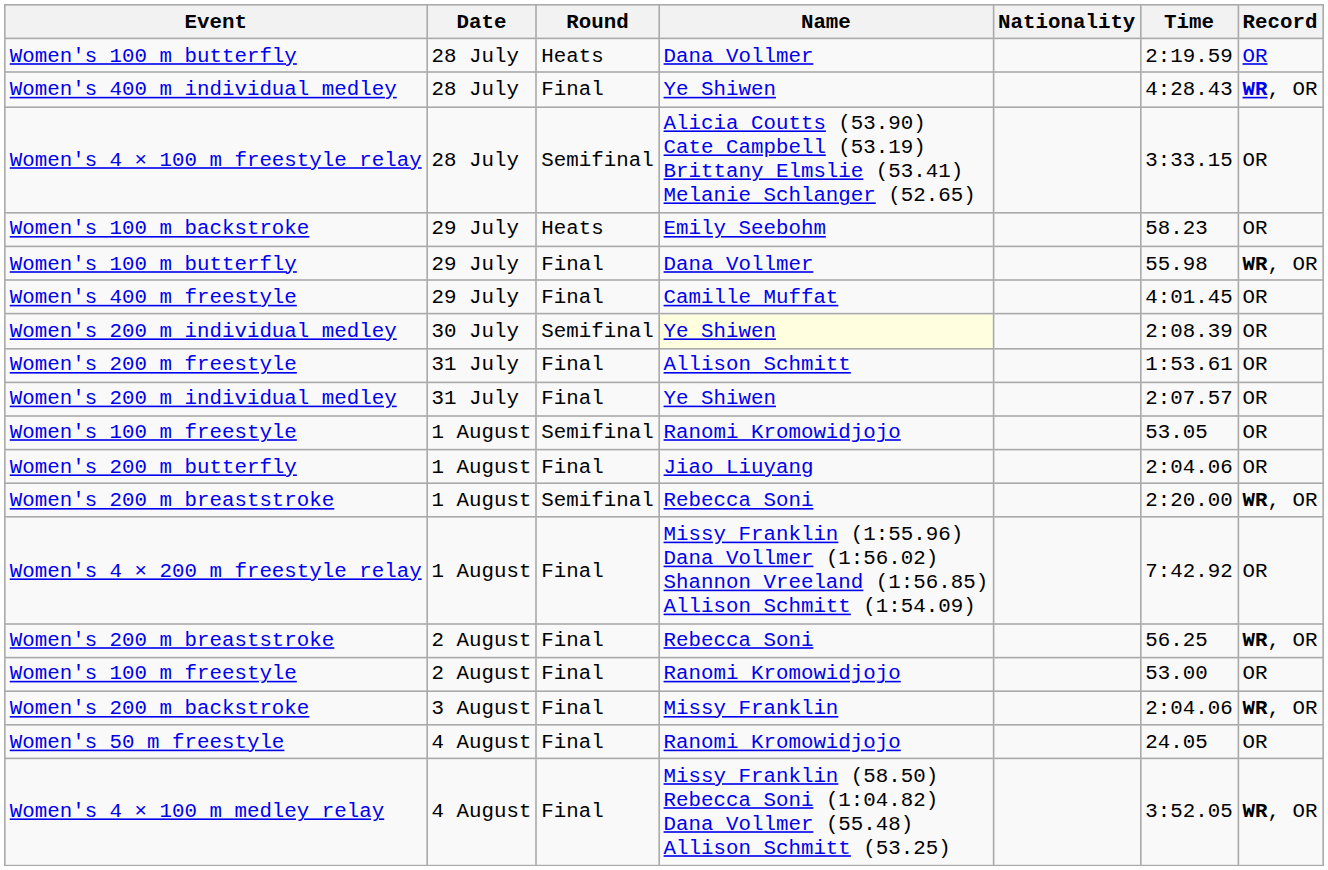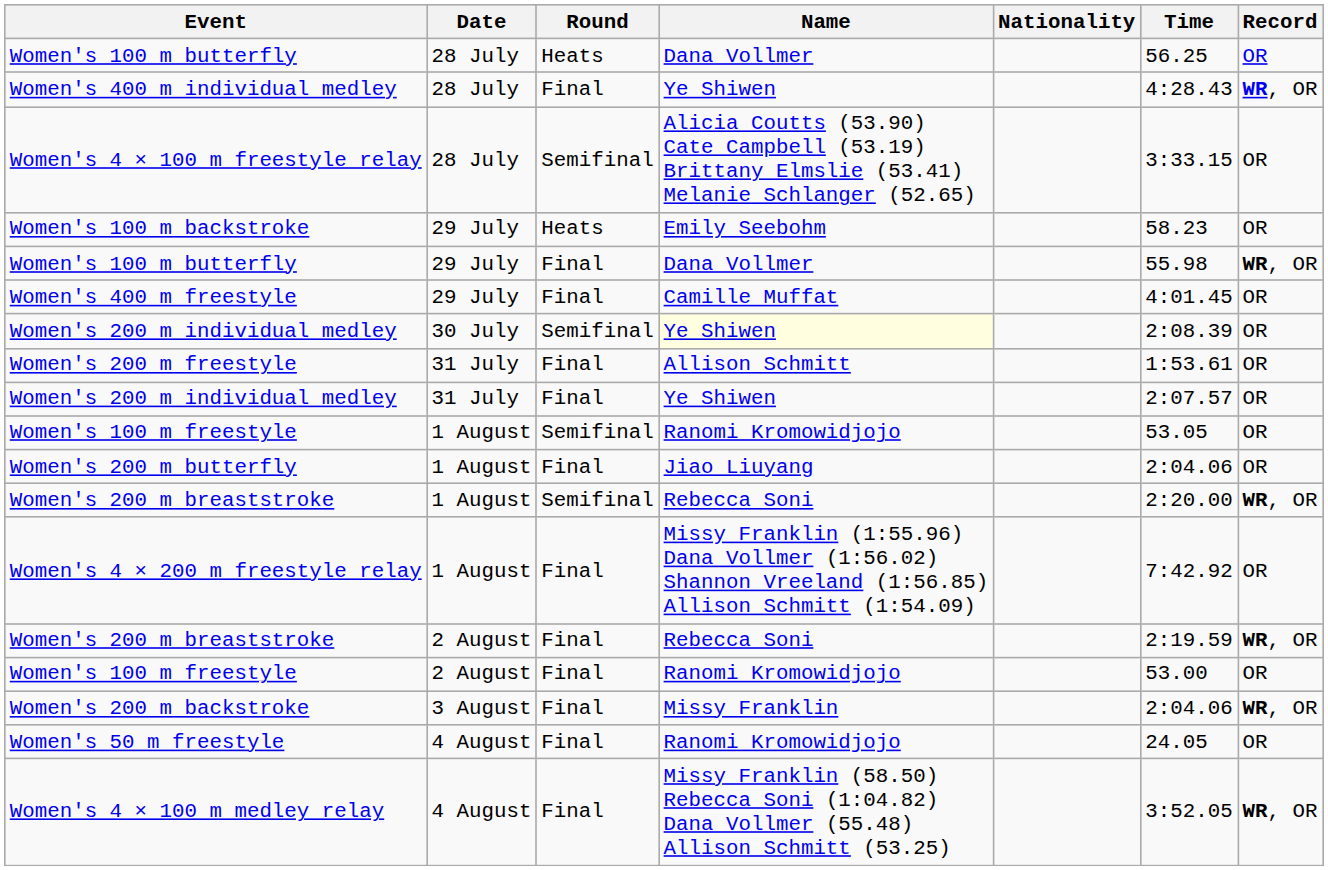(1189, 56) 2:19.59 -> (1176, 56) 56.25
(1176, 640) 56.25 -> (1189, 640) 2:19.59
